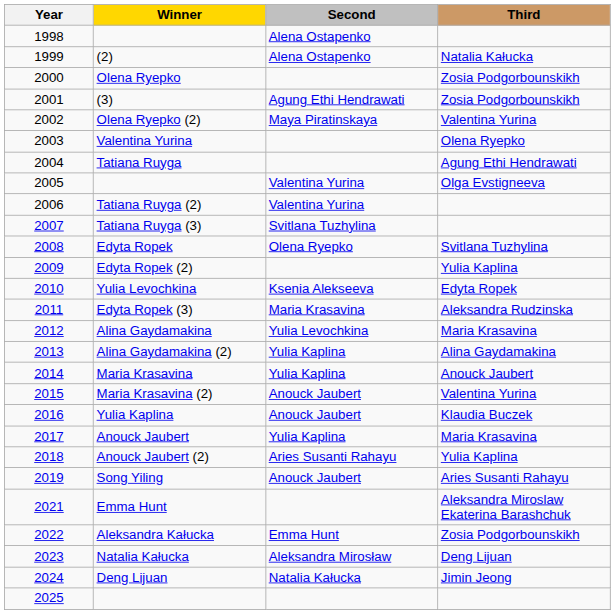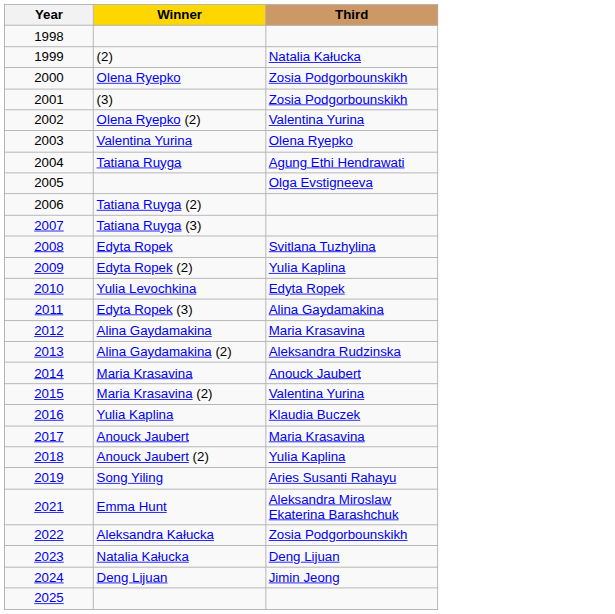- column: (352, 15)
(507, 309) Aleksandra Rudzinska -> (326, 309) Alina Gaydamakina
(498, 352) Alina Gaydamakina -> (335, 352) Aleksandra Rudzinska
